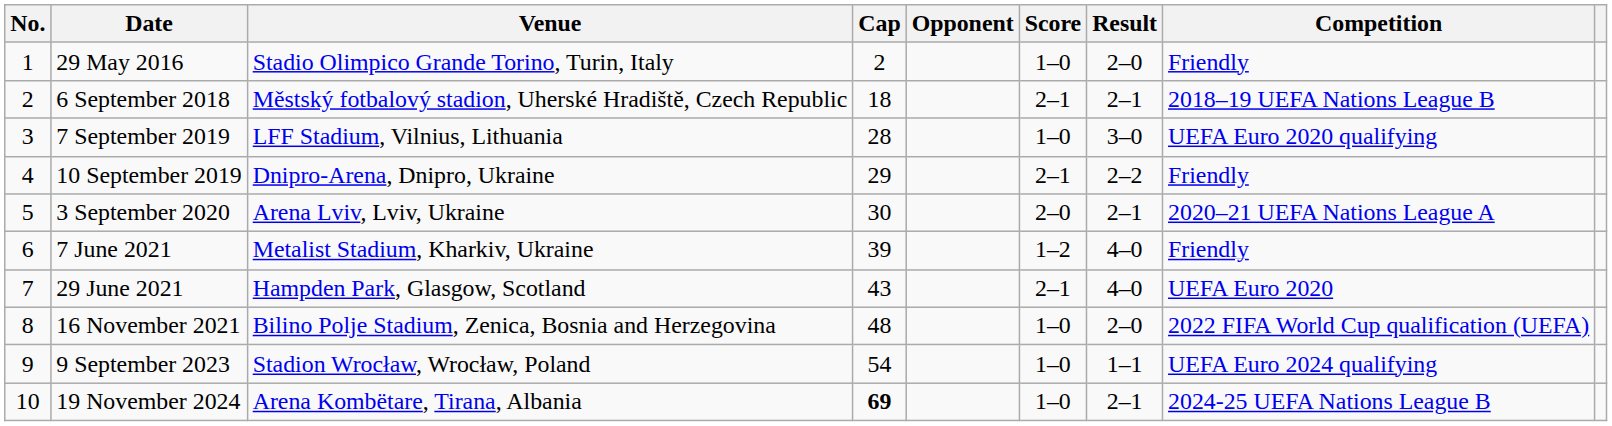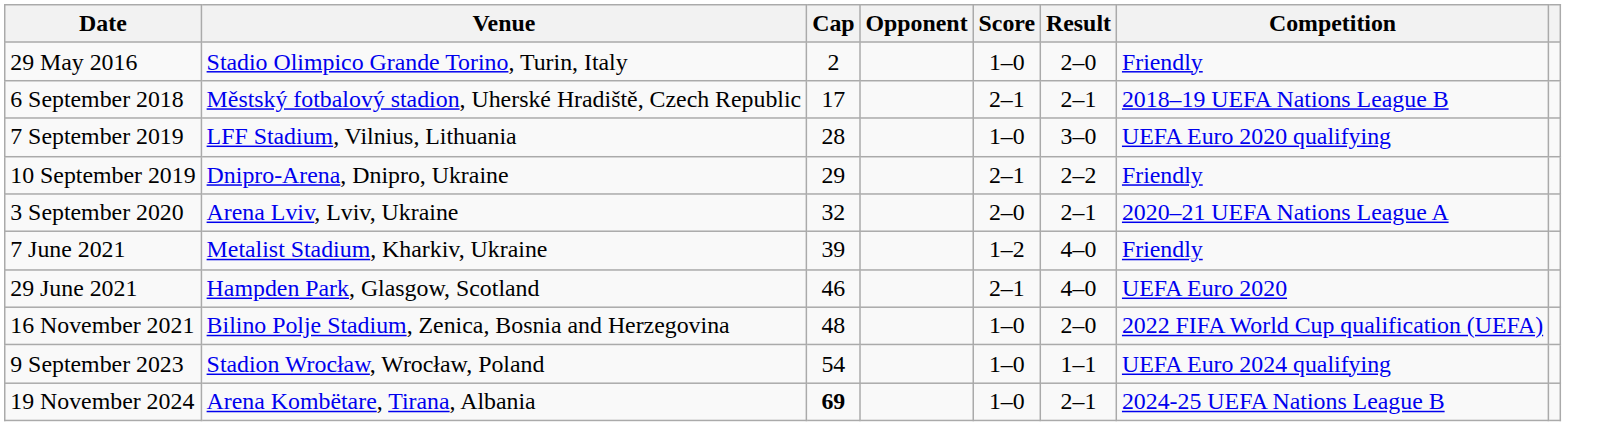- column: (28, 23)
(879, 99) 18 -> (833, 99) 17
(879, 212) 30 -> (833, 212) 32
(879, 288) 43 -> (833, 288) 46
